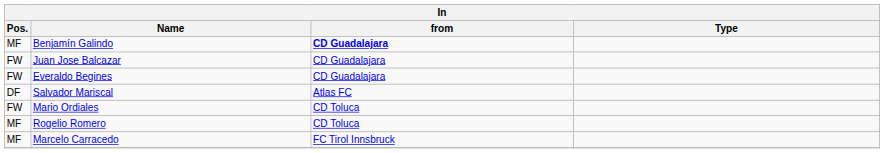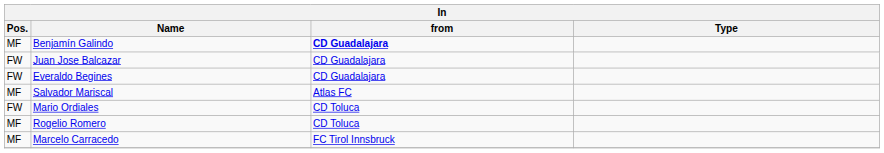(13, 92) DF -> (14, 92) MF
